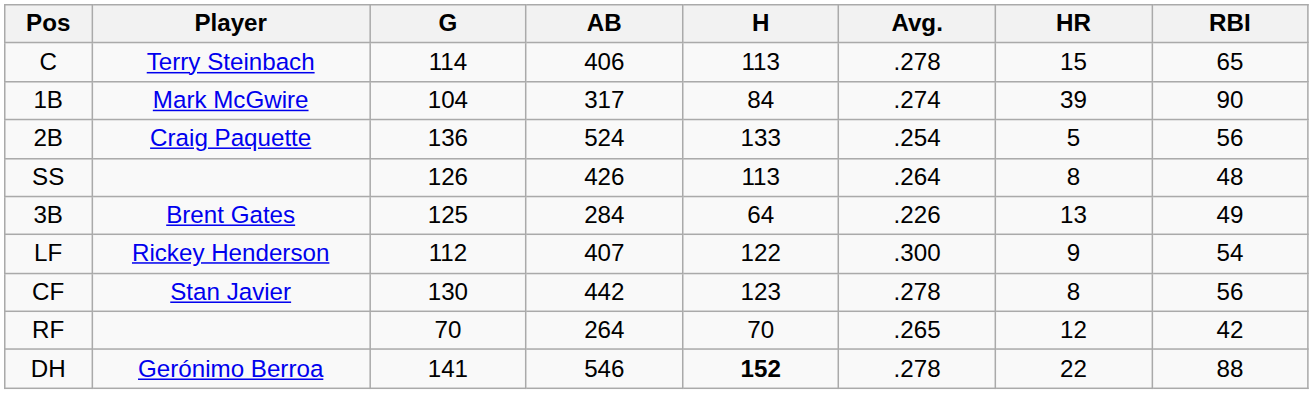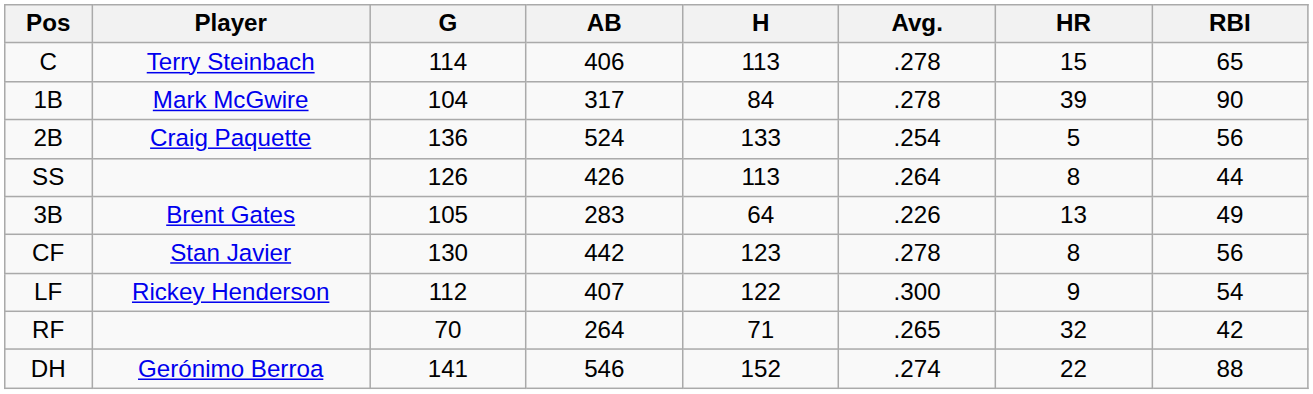(917, 100) .274 -> (917, 100) .278
(1230, 176) 48 -> (1230, 176) 44
(448, 215) 125 -> (448, 215) 105
(604, 215) 284 -> (604, 215) 283
rows swapped: (48, 253) <-> (48, 291)
(761, 330) 70 -> (761, 330) 71
(1074, 330) 12 -> (1074, 330) 32
(761, 368) bold -> (761, 368) normal
(917, 368) .278 -> (917, 368) .274
